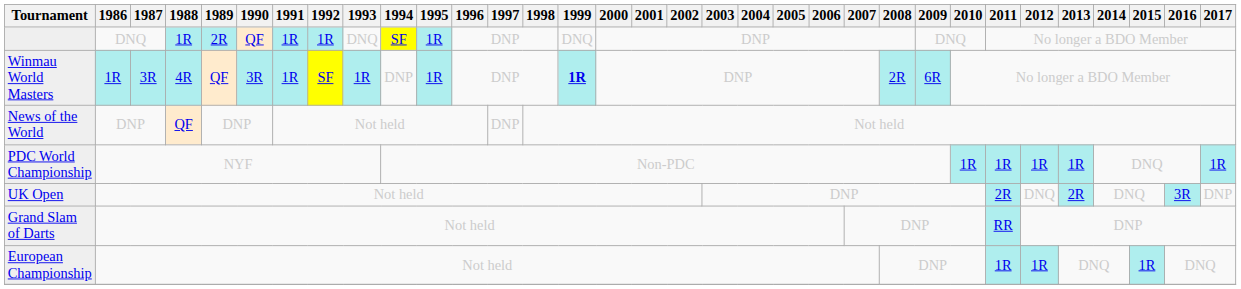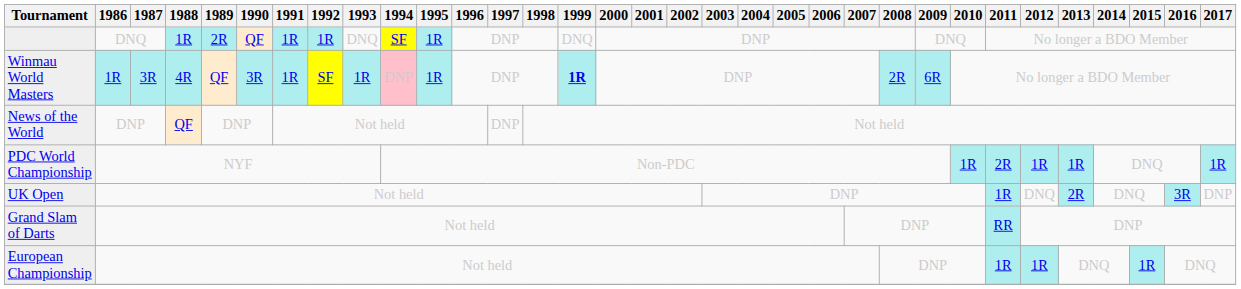(399, 77) no background -> (399, 77) pink background
(1003, 163) 1R -> (1003, 163) 2R
(1003, 194) 2R -> (1003, 194) 1R
